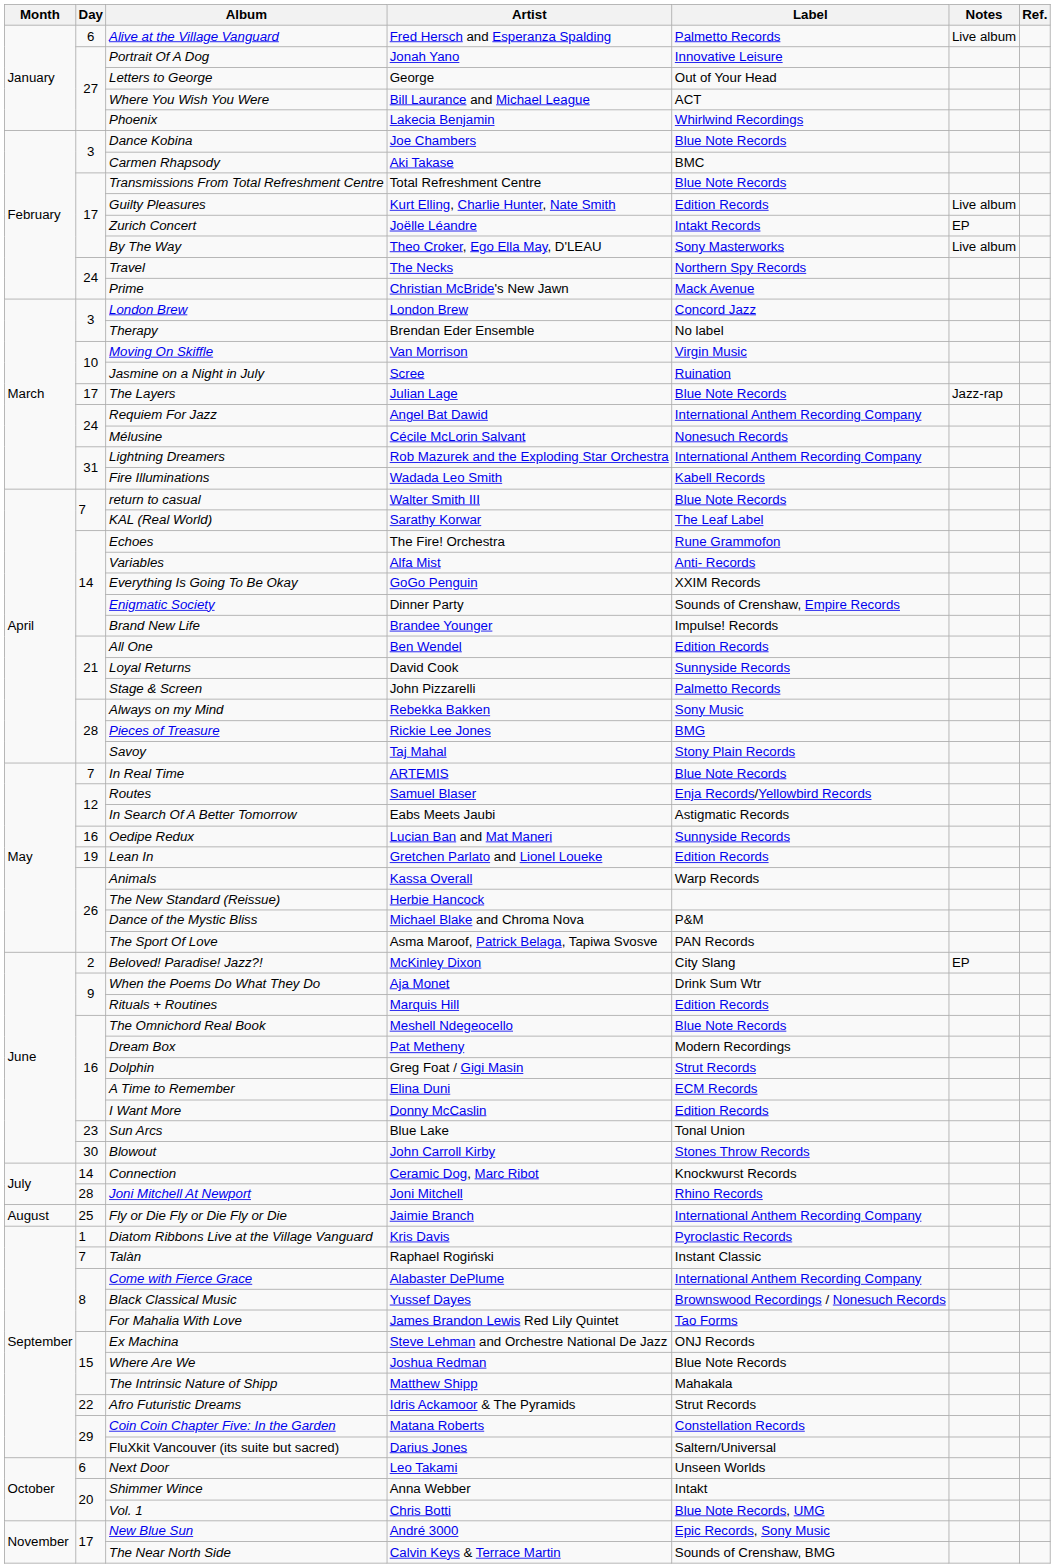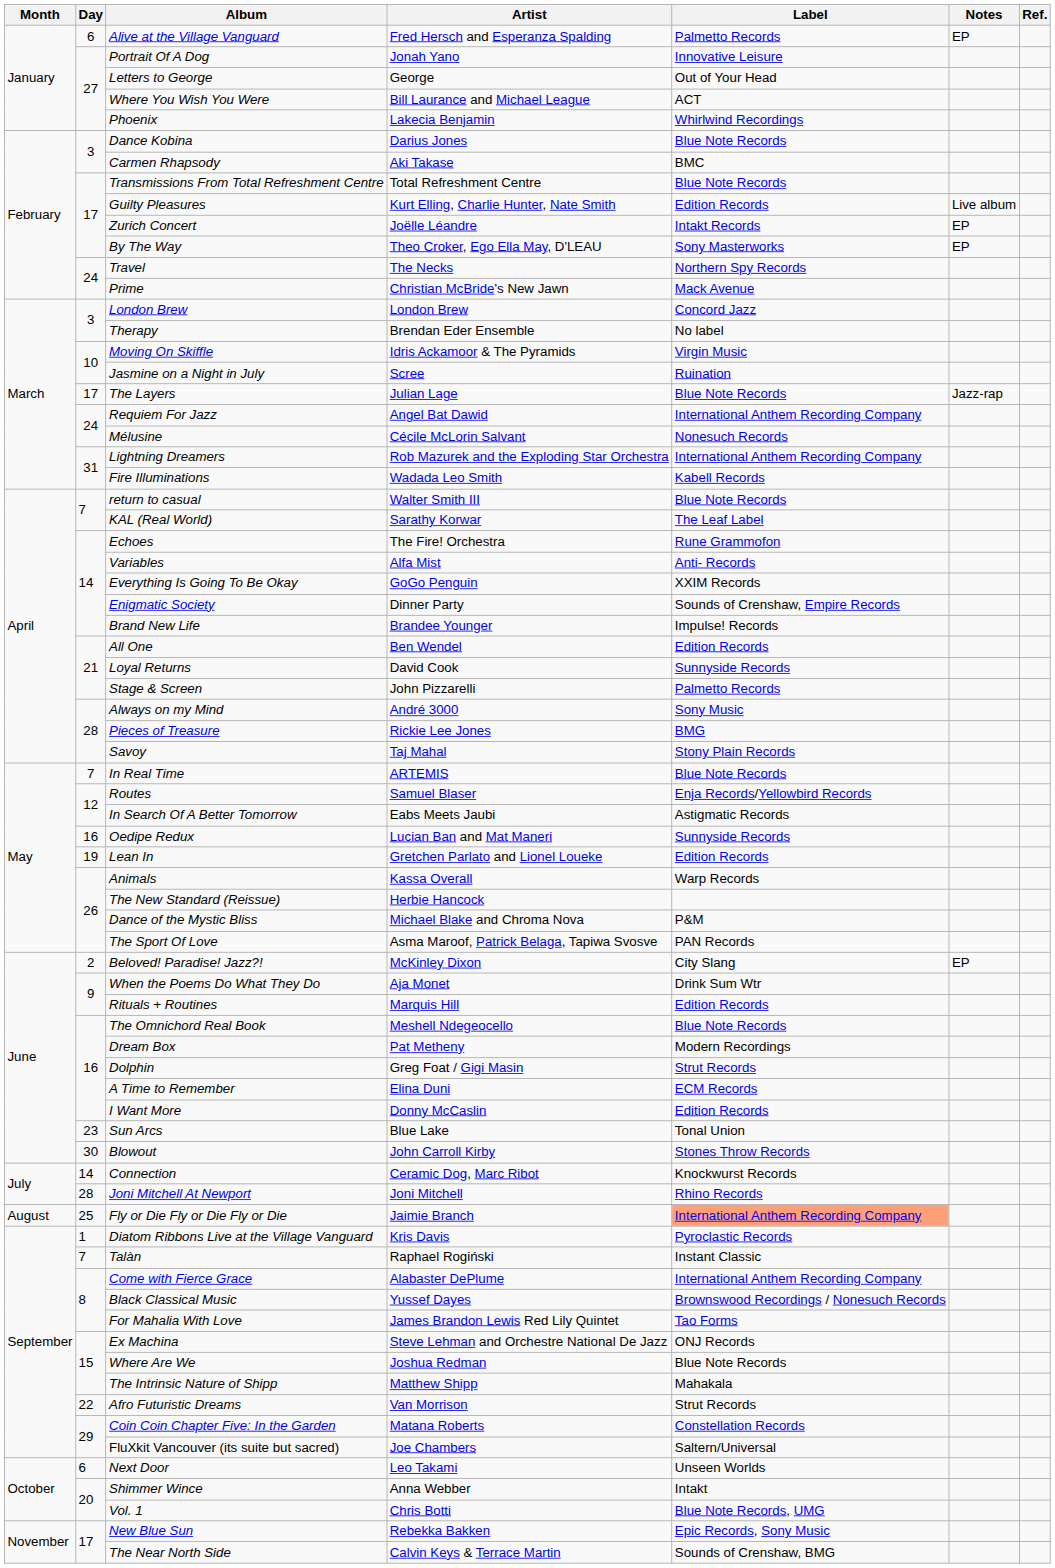(984, 36) Live album -> (961, 36) EP
(433, 141) Joe Chambers -> (428, 141) Darius Jones
(984, 246) Live album -> (961, 246) EP
(429, 352) Van Morrison -> (483, 352) Idris Ackamoor & The Pyramids
(440, 710) Rebekka Bakken -> (424, 710) André 3000
(798, 1215) no background -> (798, 1215) lightsalmon background
(483, 1405) Idris Ackamoor & The Pyramids -> (429, 1405) Van Morrison
(428, 1447) Darius Jones -> (433, 1447) Joe Chambers
(424, 1531) André 3000 -> (440, 1531) Rebekka Bakken
